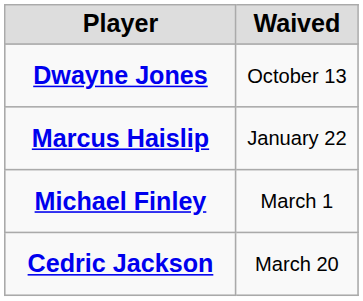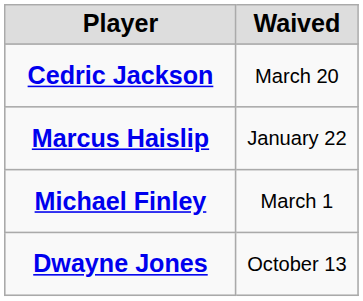rows swapped: (120, 75) <-> (120, 264)
